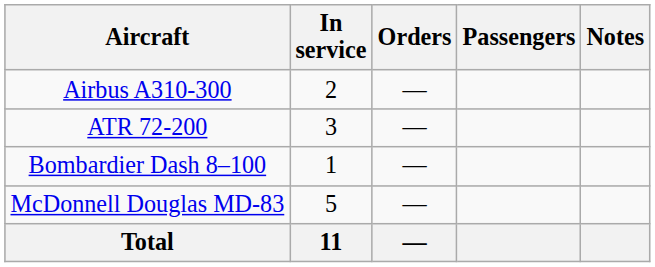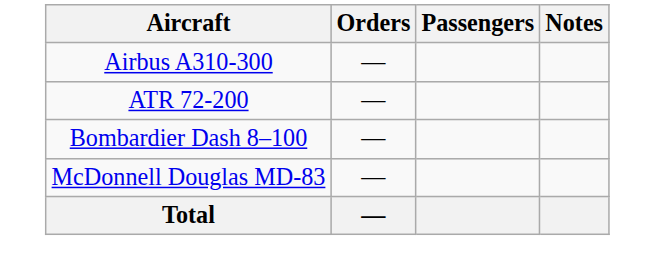- column: (331, 37)
